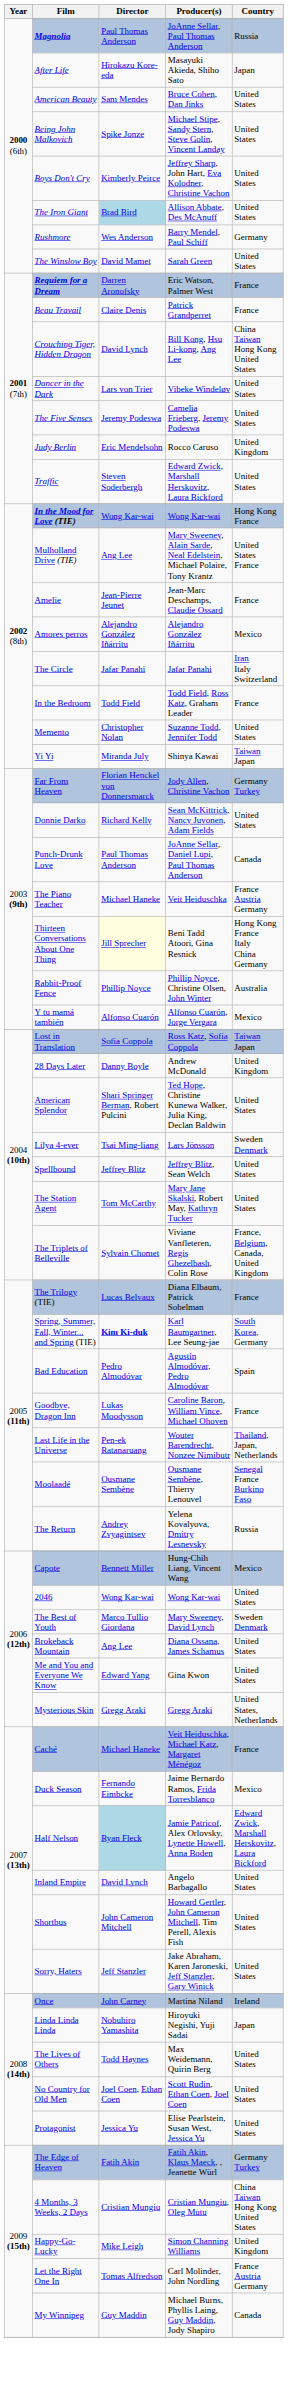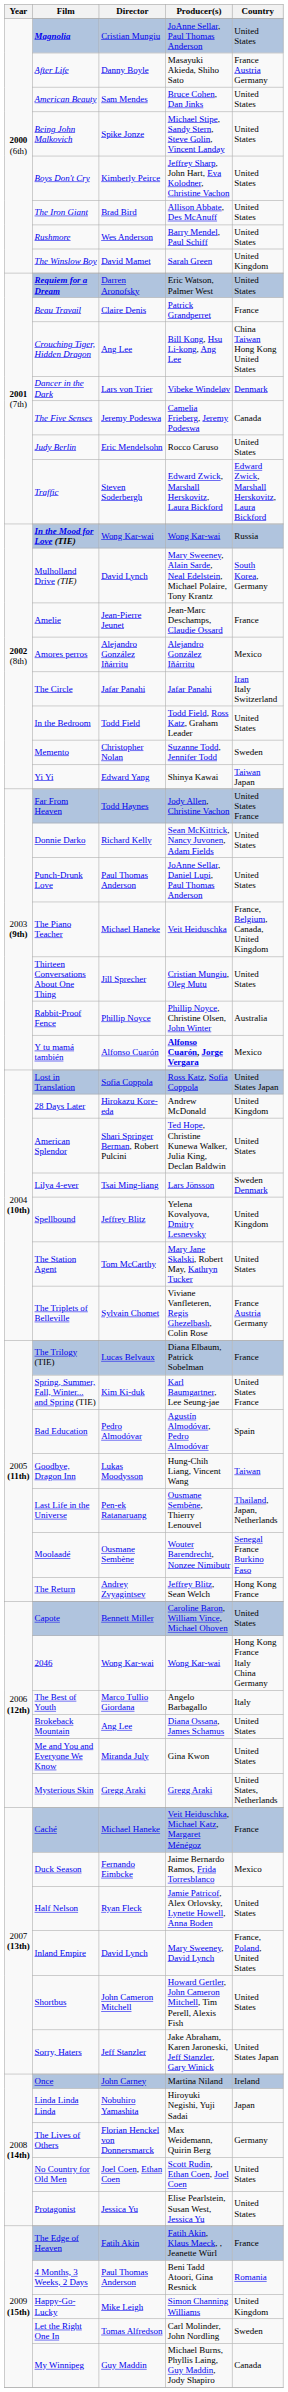(125, 35) Paul Thomas Anderson -> (131, 35) Cristian Mungiu
(246, 35) Russia -> (247, 35) United States
(129, 70) Hirokazu Kore-eda -> (125, 70) Danny Boyle
(245, 70) Japan -> (251, 70) France Austria Germany
(119, 212) lightblue background -> (119, 212) no background
(251, 237) Germany -> (247, 237) United States
(247, 261) United States -> (251, 261) United Kingdom
(247, 285) France -> (247, 285) United States
(124, 349) David Lynch -> (117, 349) Ang Lee
(247, 388) United States -> (251, 388) Denmark
(247, 418) United States -> (248, 418) Canada
(251, 447) United Kingdom -> (247, 447) United States
(247, 481) United States -> (255, 491) Edward Zwick, Marshall Herskovitz, Laura Bickford
(255, 516) Hong Kong France -> (246, 536) Russia
(117, 555) Ang Lee -> (124, 575) David Lynch
(247, 555) United States France -> (251, 575) South Korea, Germany
(247, 703) France -> (247, 723) United States
(247, 732) United States -> (249, 752) Sweden
(125, 756) Miranda July -> (125, 776) Edward Yang
(130, 786) Florian Henckel von Donnersmarck -> (125, 806) Todd Haynes
(251, 786) Germany Turkey -> (247, 806) United States France
(248, 859) Canada -> (247, 880) United States
(251, 899) France Austria Germany -> (251, 929) France, Belgium, Canada, United Kingdom
(124, 943) lightyellow background -> (124, 979) no background
(190, 943) Beni Tadd Atoori, Gina Resnick -> (198, 979) Cristian Mungiu, Oleg Mutu
(255, 943) Hong Kong France Italy China Germany -> (247, 979) United States
(198, 1017) normal -> (195, 1052) bold
(247, 1041) Taiwan Japan -> (256, 1082) United States Japan
(125, 1066) Danny Boyle -> (129, 1106) Hirokazu Kore-eda
(191, 1169) Jeffrey Blitz, Sean Welch -> (189, 1219) Yelena Kovalyova, Dmitry Lesnevsky
(247, 1169) United States -> (251, 1219) United Kingdom
(251, 1253) France, Belgium, Canada, United Kingdom -> (251, 1313) France Austria Germany
(124, 1331) bold -> (123, 1392) normal
(251, 1331) South Korea, Germany -> (247, 1392) United States France
(198, 1410) Caroline Baron, William Vince, Michael Ohoven -> (194, 1471) Hung-Chih Liang, Vincent Wang
(247, 1410) France -> (247, 1471) Taiwan
(199, 1445) Wouter Barendrecht, Nonzee Nimibutr -> (185, 1510) Ousmane Sembène, Thierry Lenouvel
(185, 1484) Ousmane Sembène, Thierry Lenouvel -> (199, 1555) Wouter Barendrecht, Nonzee Nimibutr
(189, 1528) Yelena Kovalyova, Dmitry Lesnevsky -> (191, 1589) Jeffrey Blitz, Sean Welch
(246, 1528) Russia -> (255, 1589) Hong Kong France
(194, 1568) Hung-Chih Liang, Vincent Wang -> (198, 1618) Caroline Baron, William Vince, Michael Ohoven
(248, 1568) Mexico -> (247, 1618) United States
(247, 1597) United States -> (255, 1663) Hong Kong France Italy China Germany
(196, 1621) Mary Sweeney, David Lynch -> (187, 1702) Angelo Barbagallo
(251, 1621) Sweden Denmark -> (243, 1702) Italy
(125, 1675) Edward Yang -> (125, 1756) Miranda July
(121, 1838) lightblue background -> (121, 1908) no background
(255, 1838) Edward Zwick, Marshall Herskovitz, Laura Bickford -> (247, 1908) United States
(187, 1882) Angelo Barbagallo -> (196, 1953) Mary Sweeney, David Lynch
(247, 1882) United States -> (248, 1953) France, Poland, United States
(247, 1971) United States -> (256, 2052) United States Japan
(125, 2059) Todd Haynes -> (130, 2140) Florian Henckel von Donnersmarck
(247, 2059) United States -> (251, 2140) Germany
(251, 2162) Germany Turkey -> (247, 2243) France
(131, 2207) Cristian Mungiu -> (125, 2277) Paul Thomas Anderson
(198, 2207) Cristian Mungiu, Oleg Mutu -> (190, 2277) Beni Tadd Atoori, Gina Resnick
(255, 2207) China Taiwan Hong Kong United States -> (250, 2277) Romania
(251, 2275) France Austria Germany -> (249, 2331) Sweden
